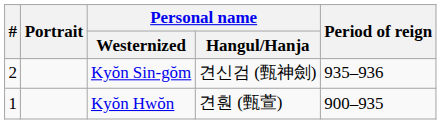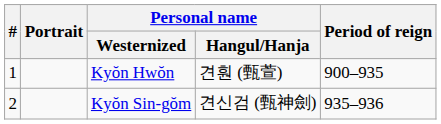rows swapped: (133, 103) <-> (141, 73)
